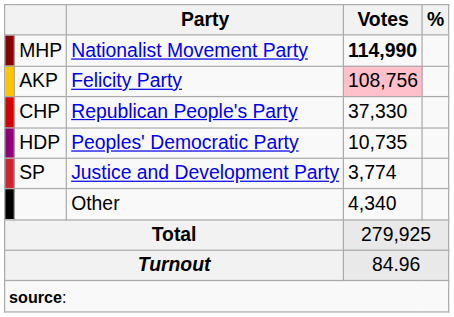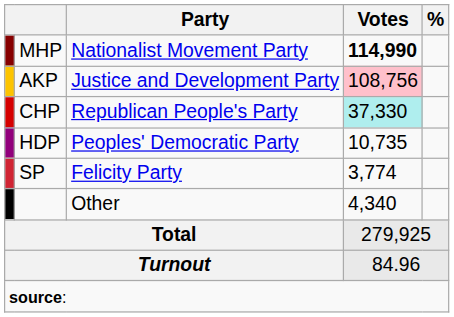(127, 81) Felicity Party -> (205, 81) Justice and Development Party
(378, 111) no background -> (378, 111) paleturquoise background
(205, 173) Justice and Development Party -> (127, 173) Felicity Party
